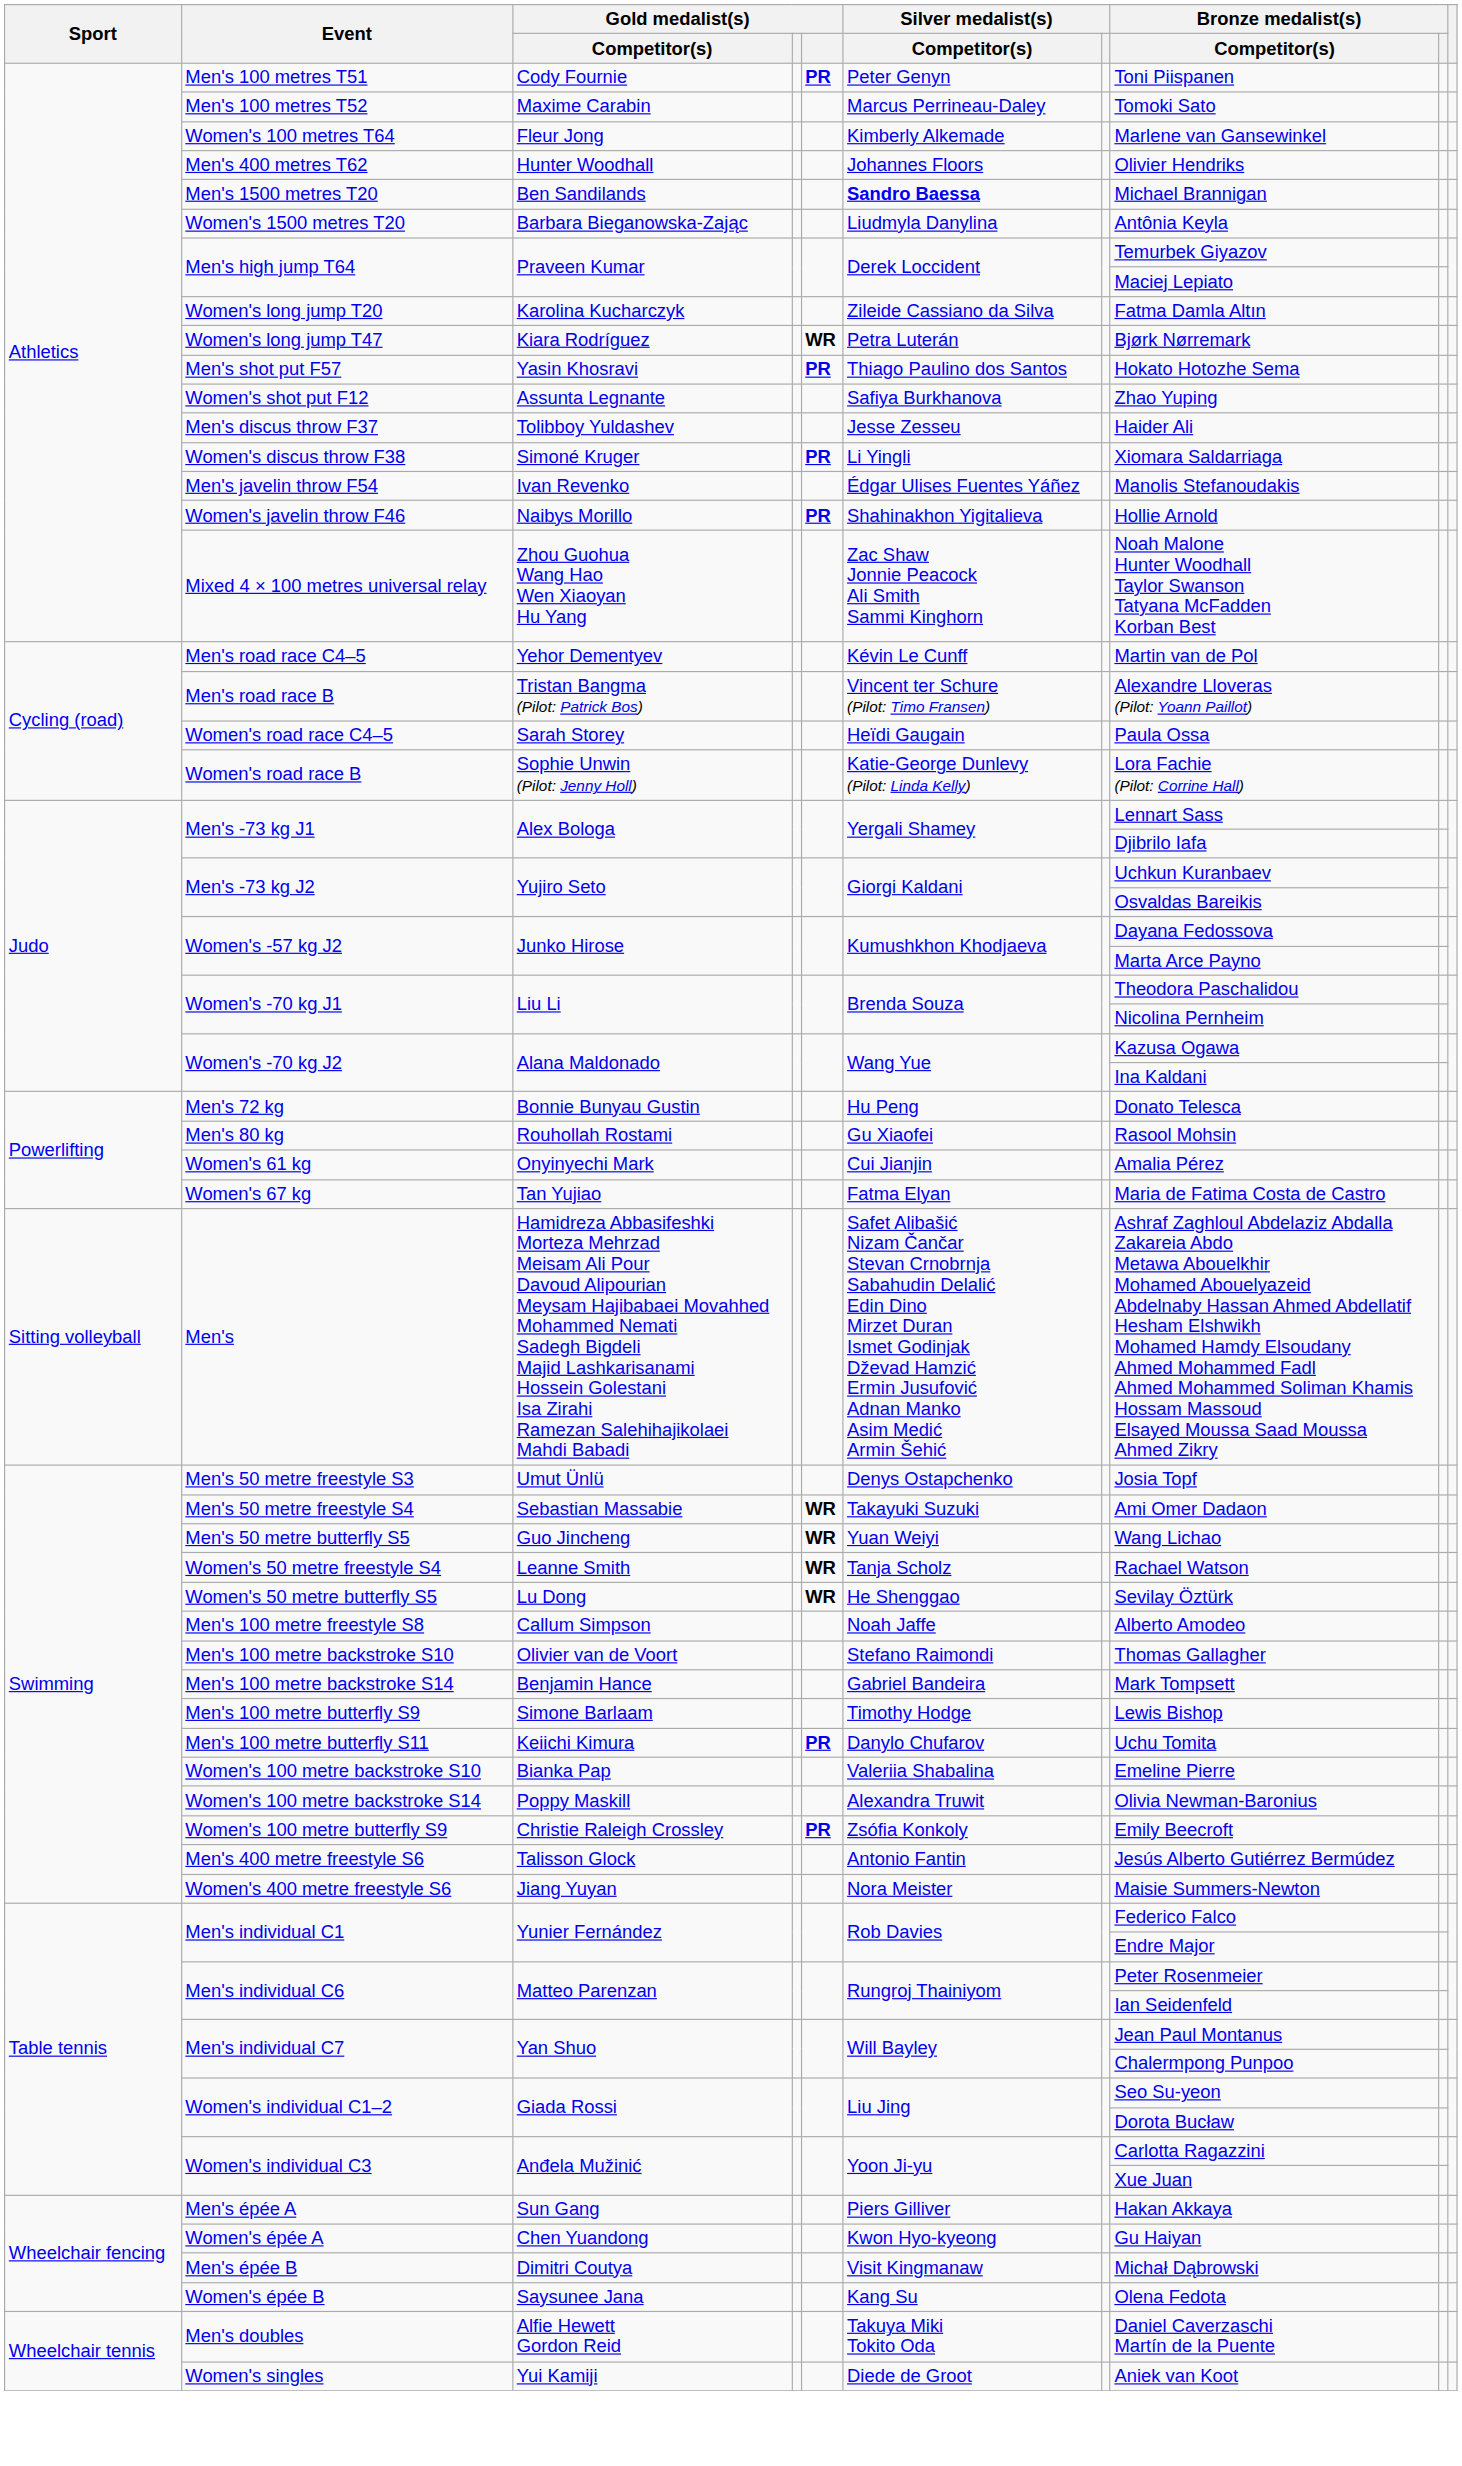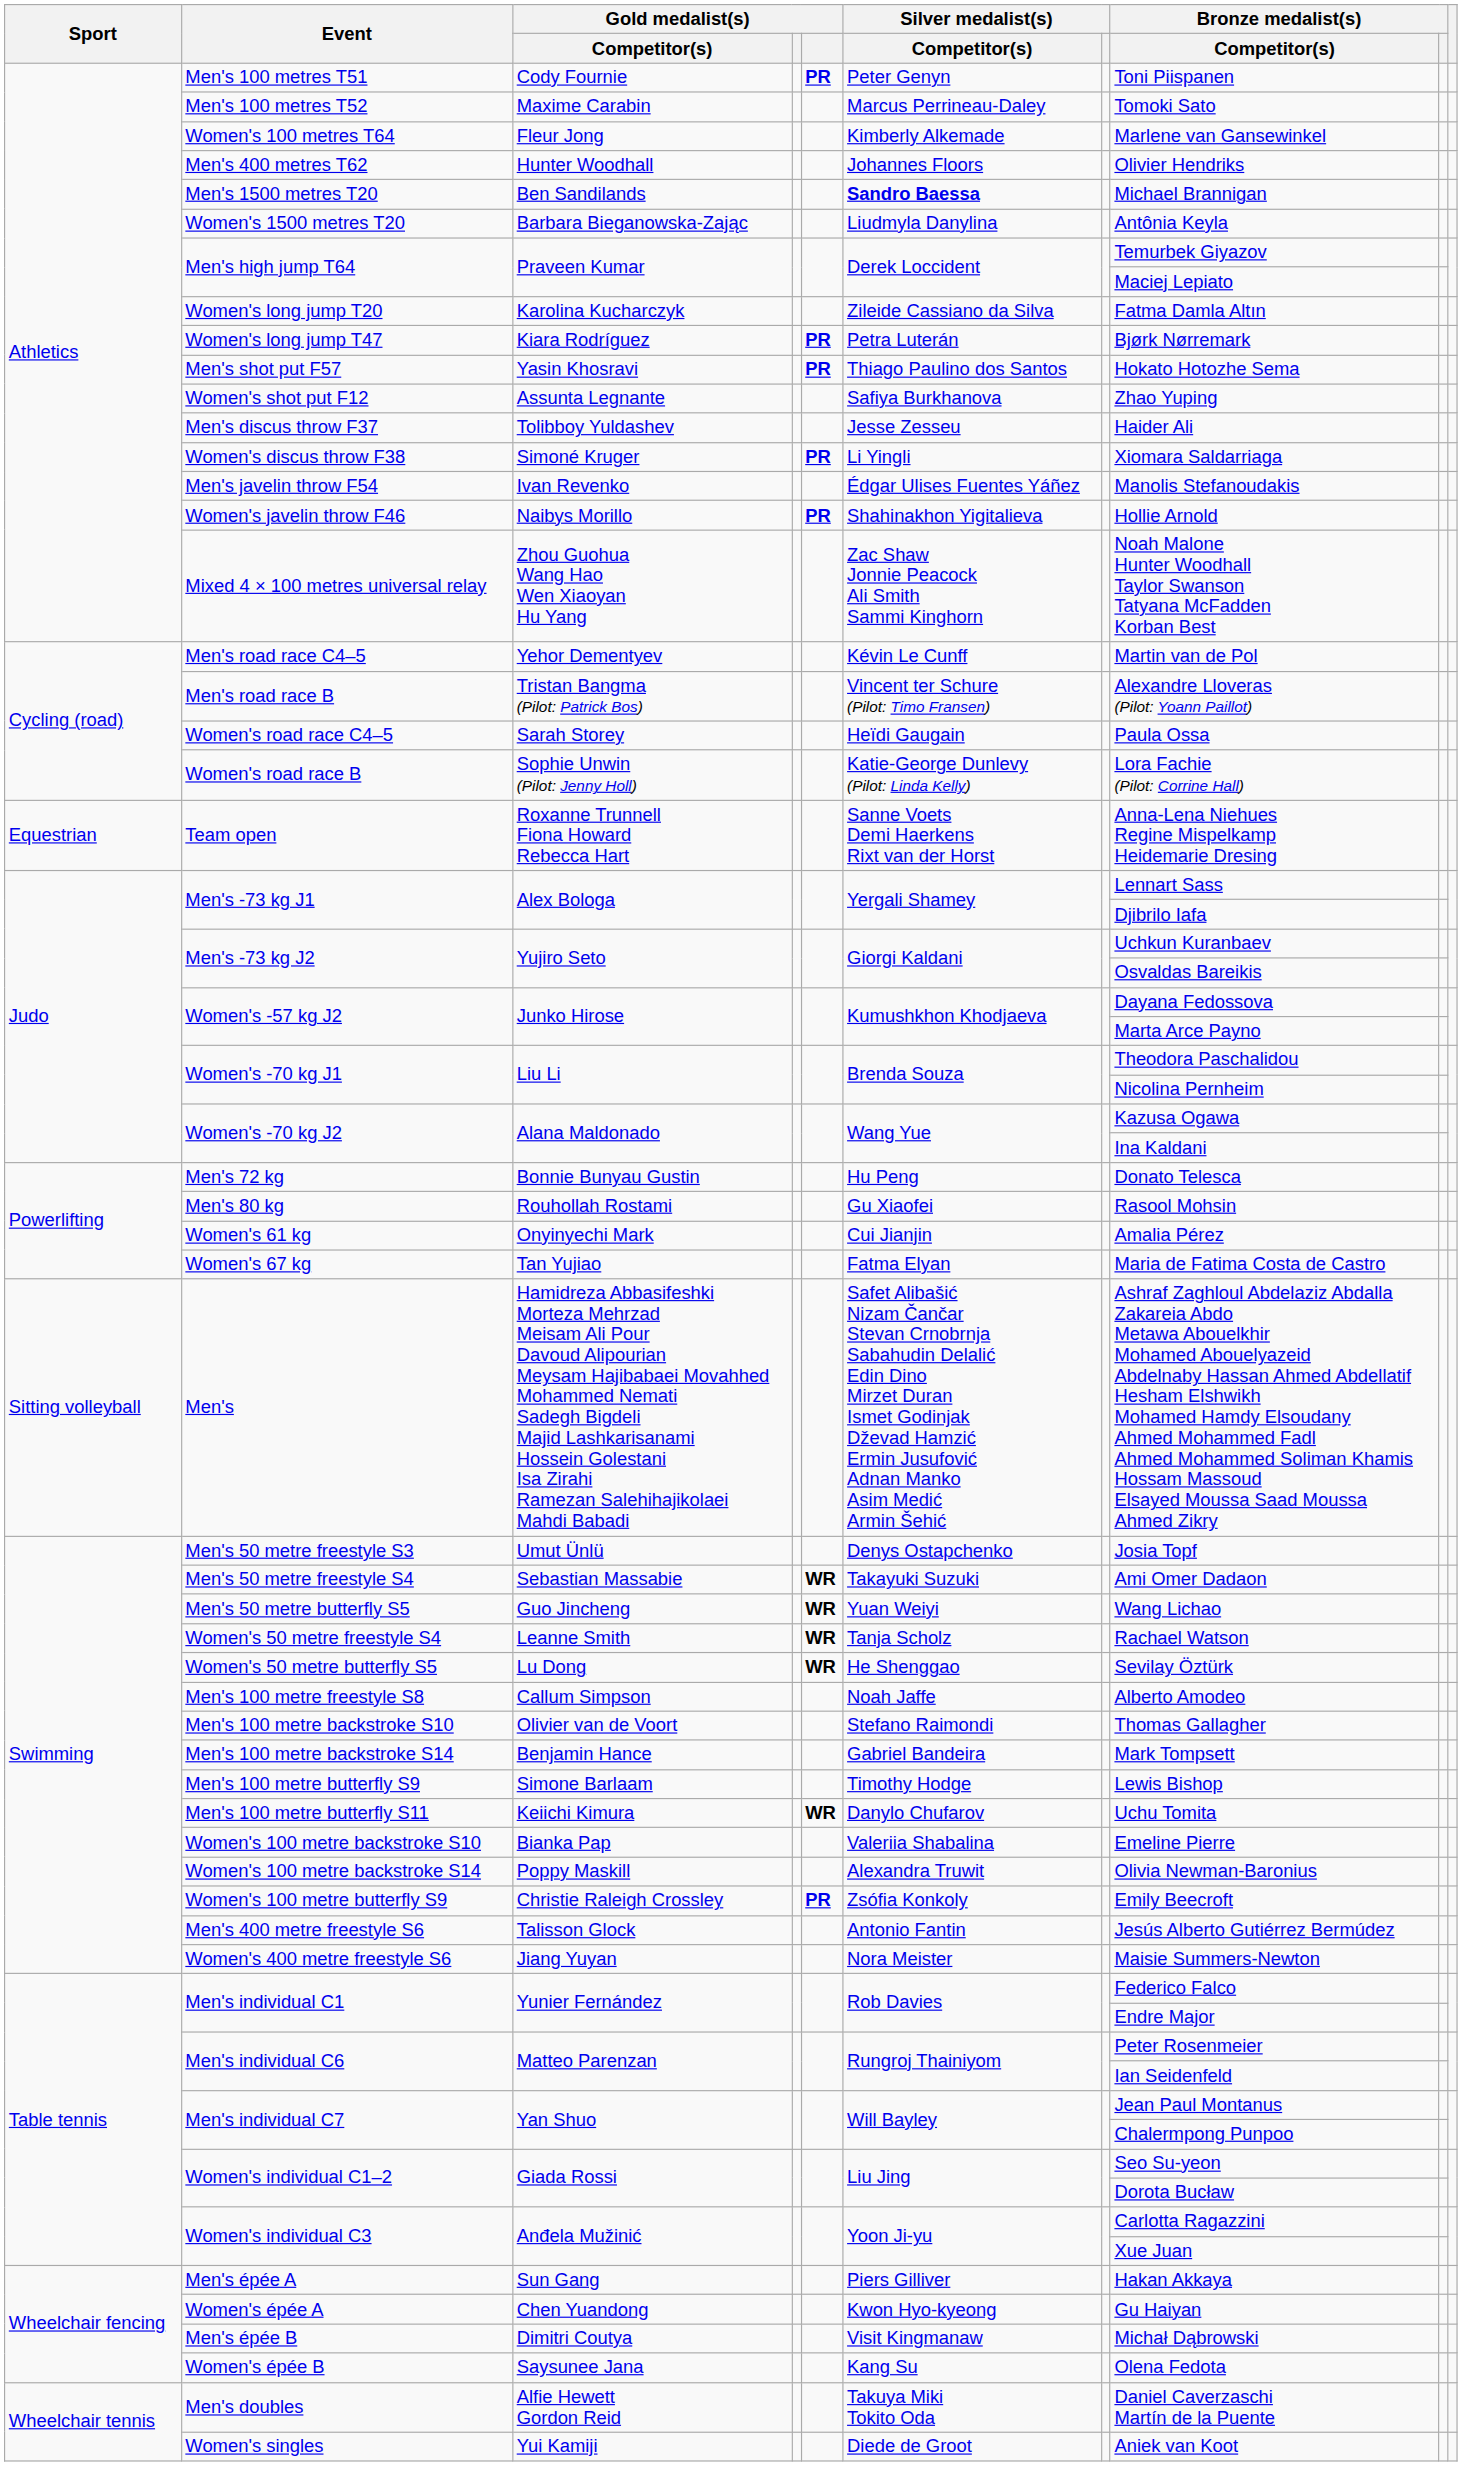(821, 340) WR -> (818, 340) PR
+ row: (231, 835)
(818, 1742) PR -> (821, 1813) WR
